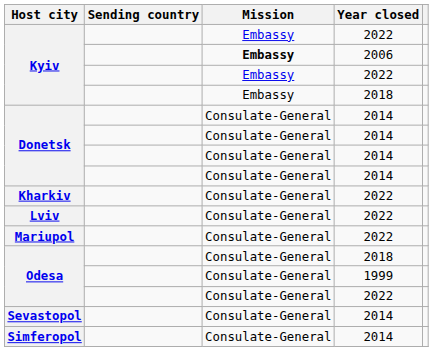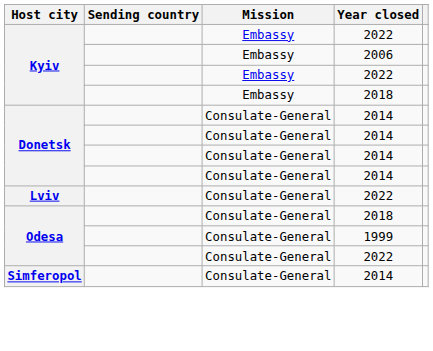(268, 55) bold -> (268, 55) normal
- row: (45, 196)
- row: (45, 236)
- row: (45, 316)
